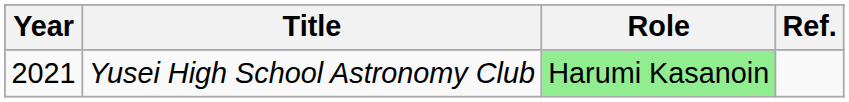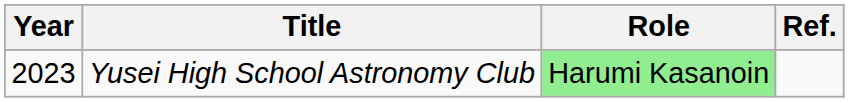(44, 73) 2021 -> (44, 73) 2023
